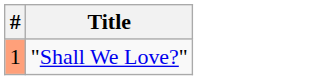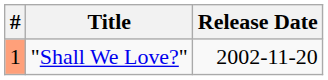+ column: (258, 21)
